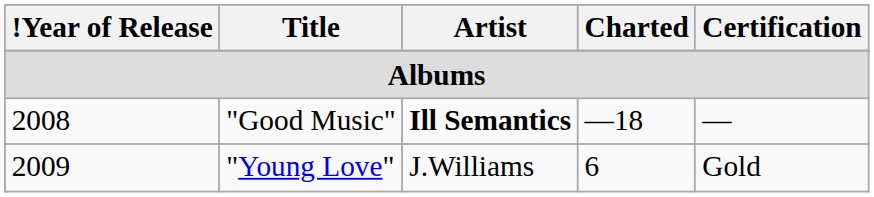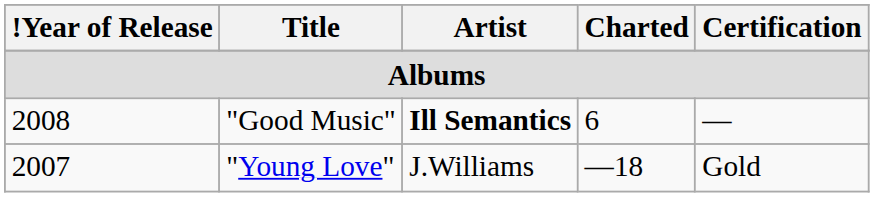(614, 120) —18 -> (592, 120) 6
(41, 167) 2009 -> (41, 167) 2007
(592, 167) 6 -> (614, 167) —18
